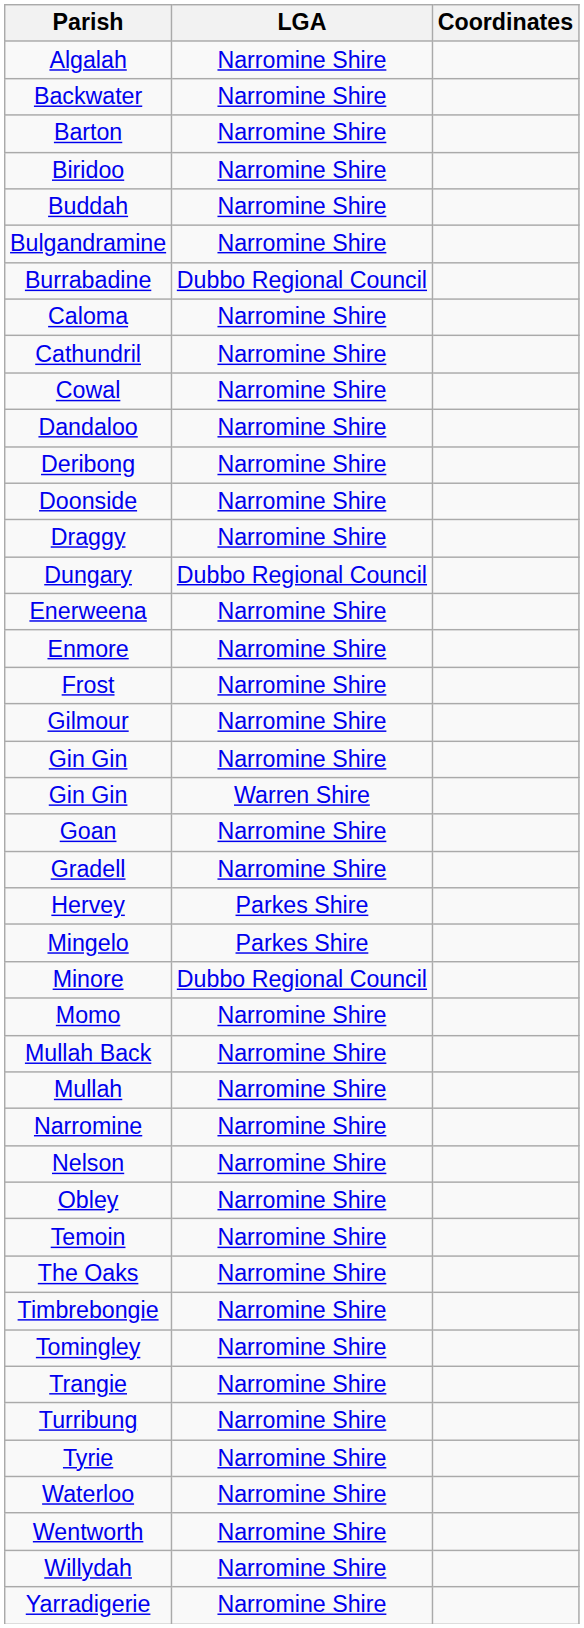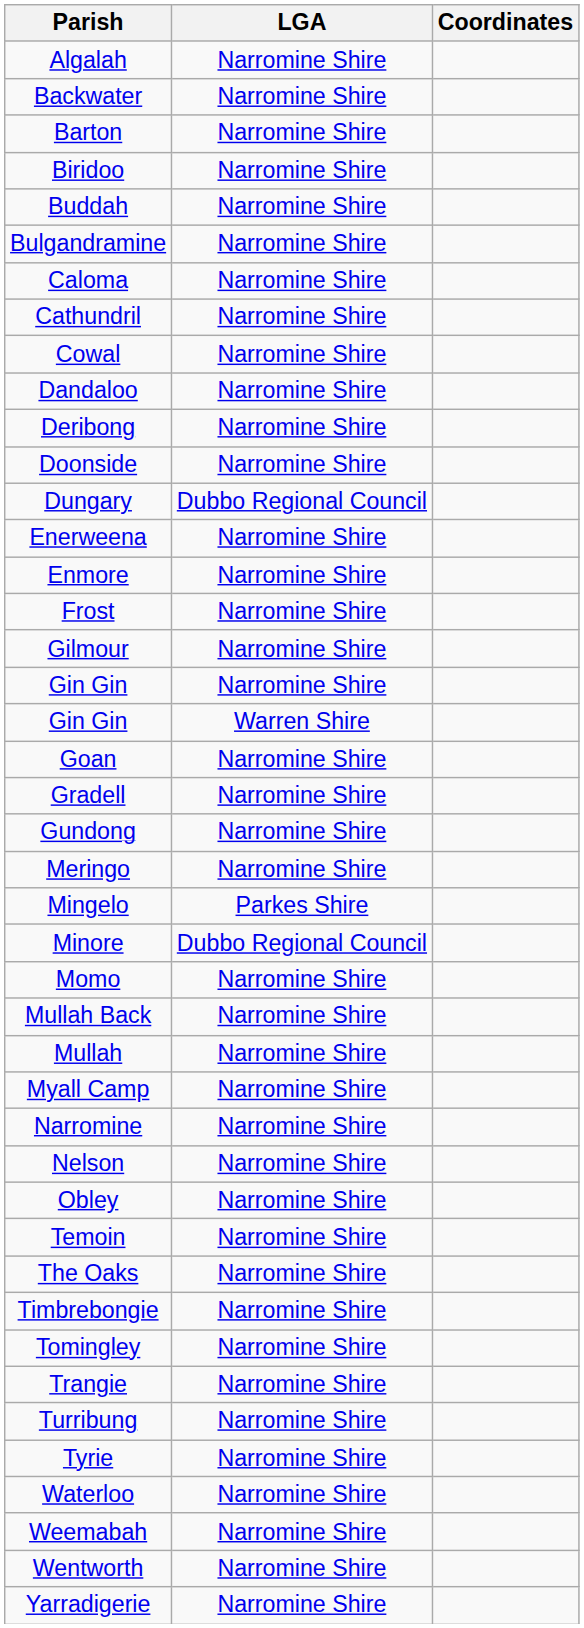- row: (88, 280)
- row: (88, 538)
+ row: (88, 832)
- row: (88, 905)
+ row: (88, 869)
+ row: (88, 1089)
+ row: (88, 1531)
- row: (88, 1568)
